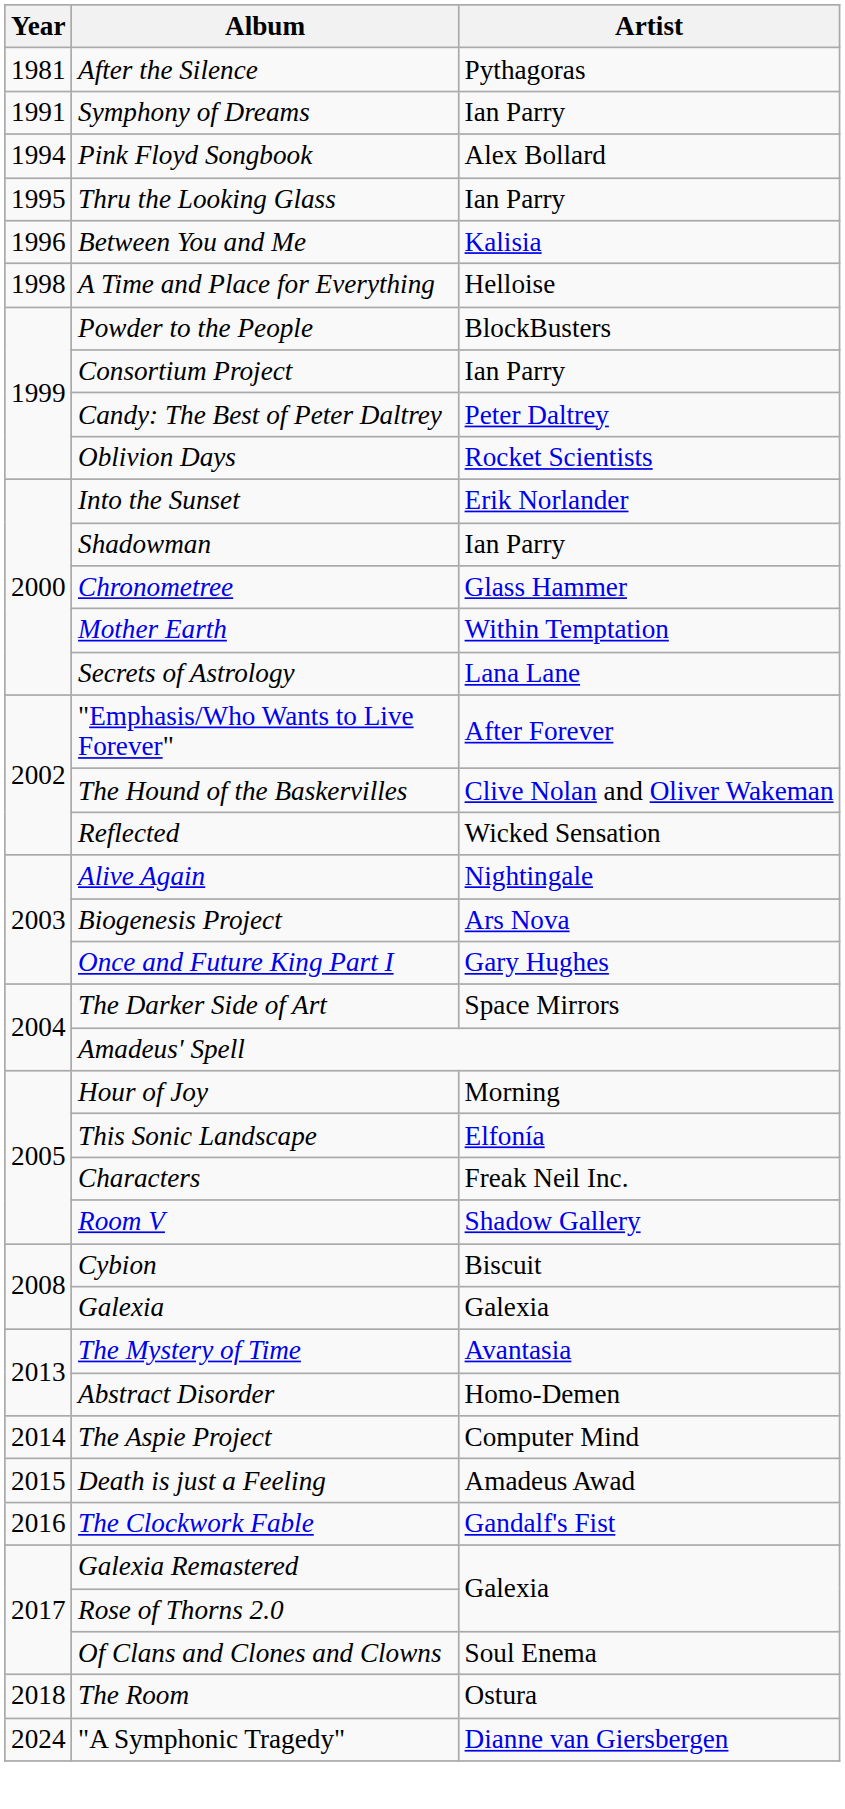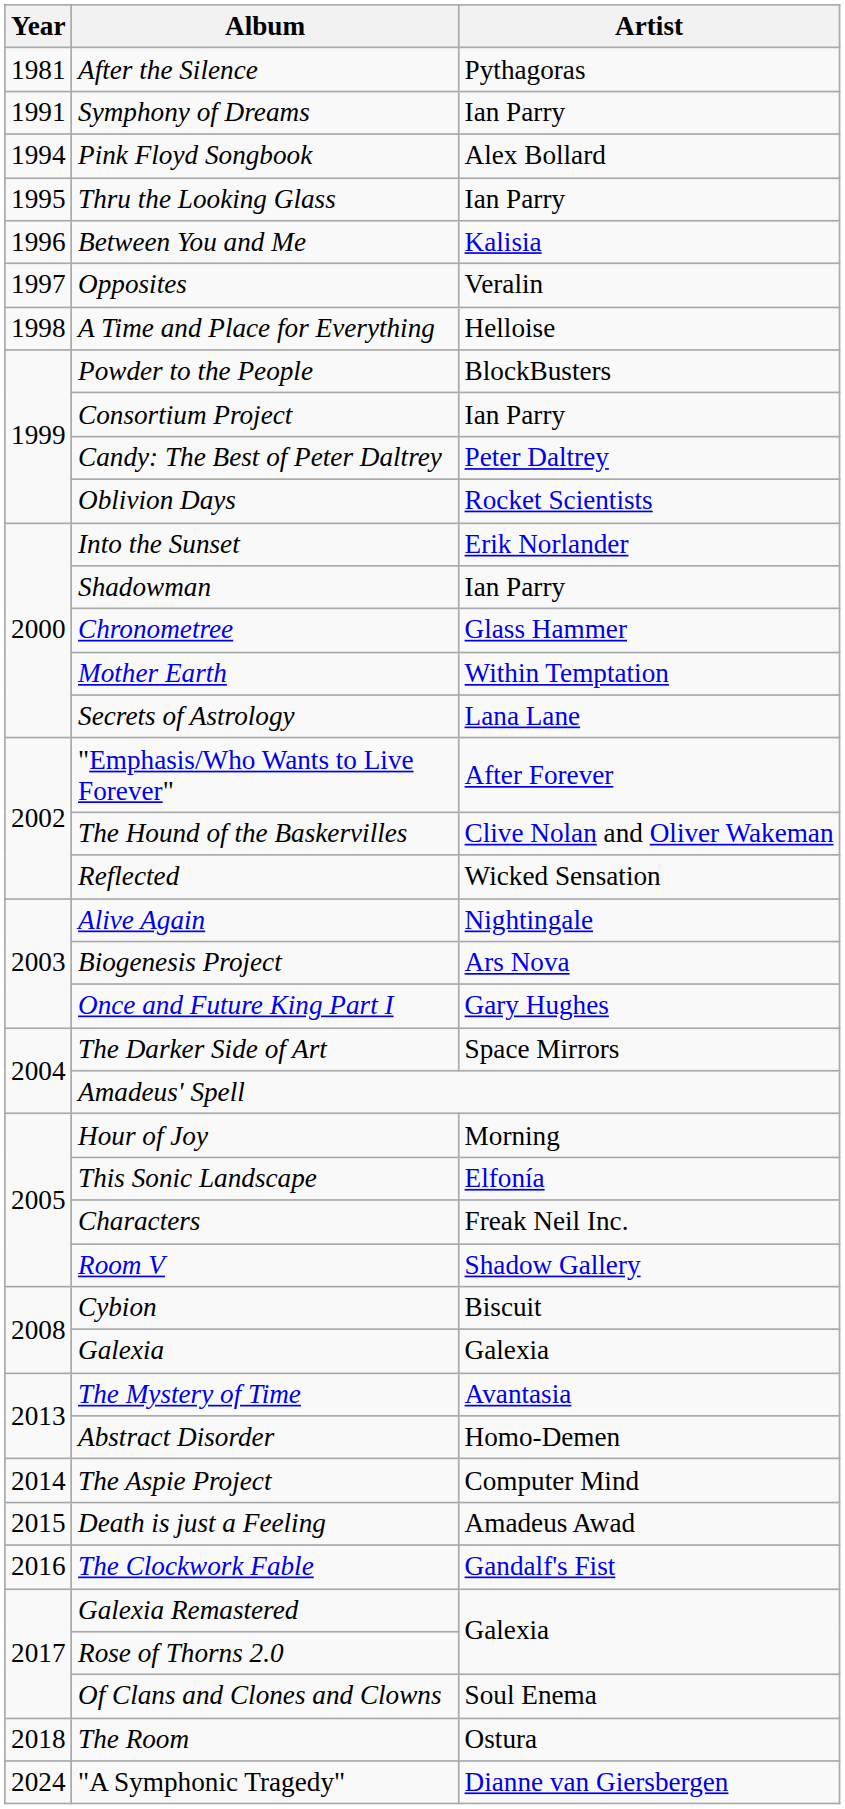+ row: (132, 284)
